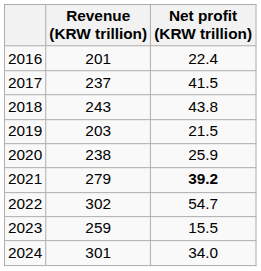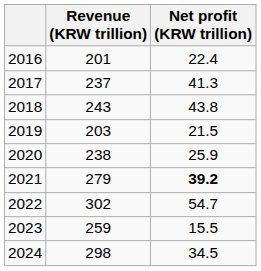(203, 82) 41.5 -> (203, 82) 41.3
(98, 253) 301 -> (98, 253) 298
(203, 253) 34.0 -> (203, 253) 34.5
